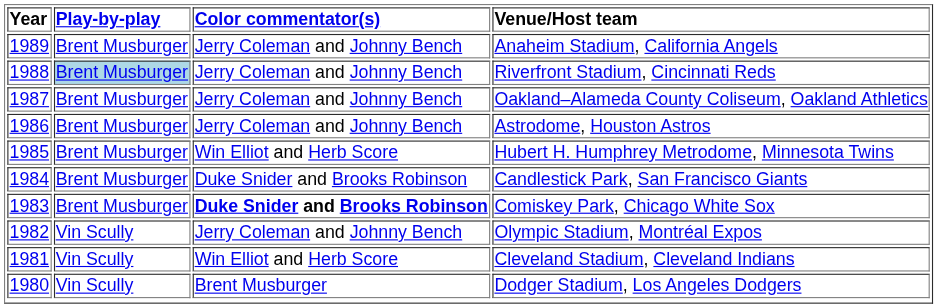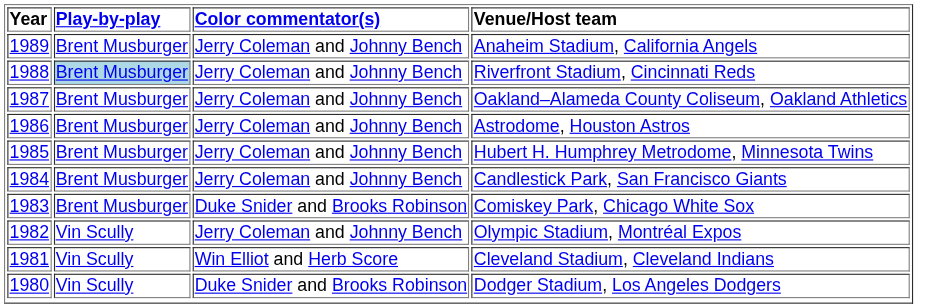(296, 152) Win Elliot and Herb Score -> (328, 152) Jerry Coleman and Johnny Bench
(331, 179) Duke Snider and Brooks Robinson -> (328, 179) Jerry Coleman and Johnny Bench
(341, 205) bold -> (331, 205) normal
(261, 285) Brent Musburger -> (331, 285) Duke Snider and Brooks Robinson
